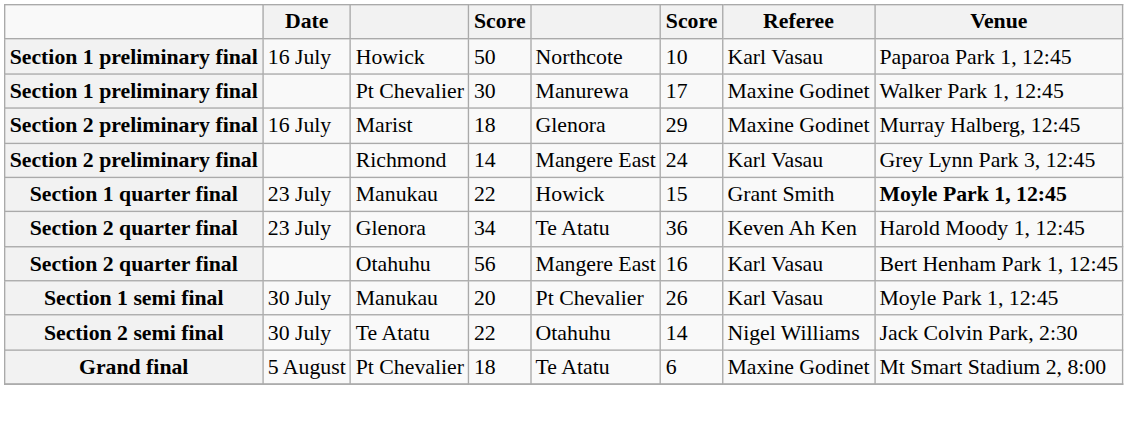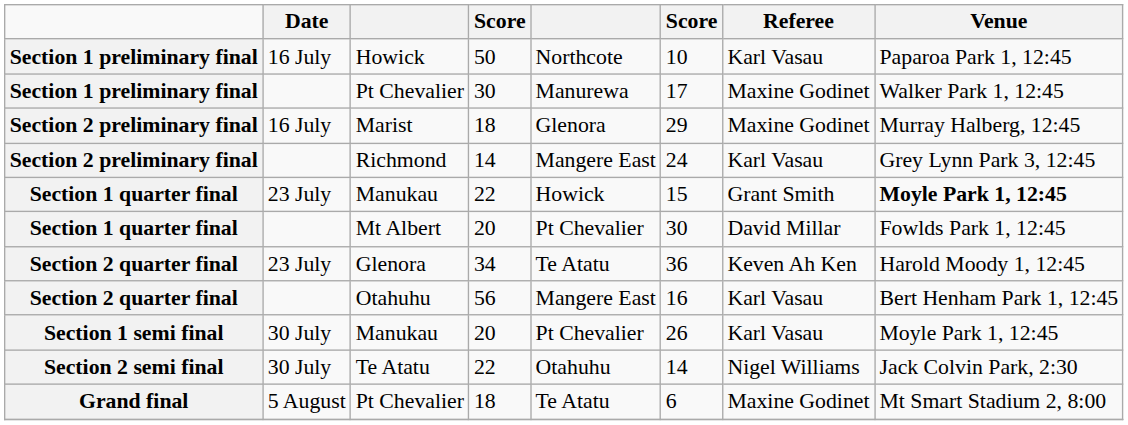+ row: (398, 228)
